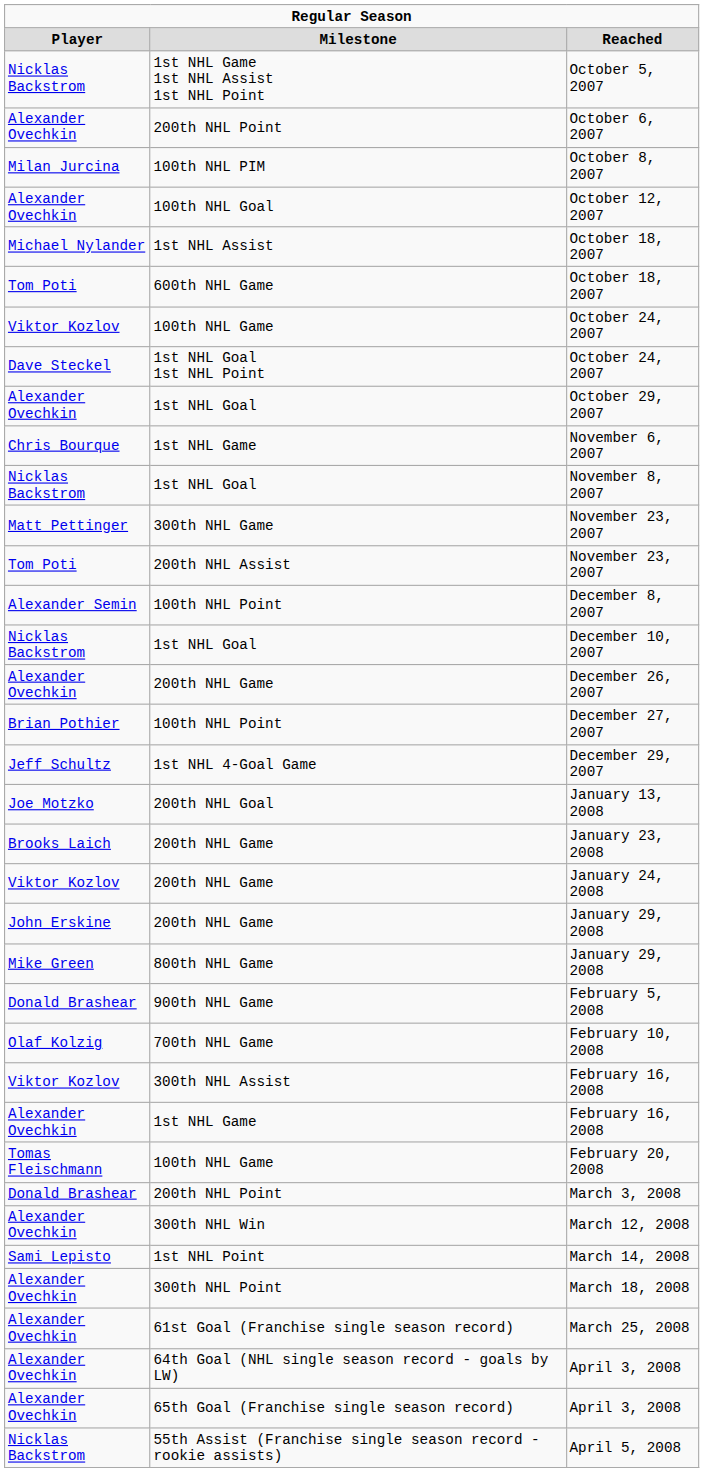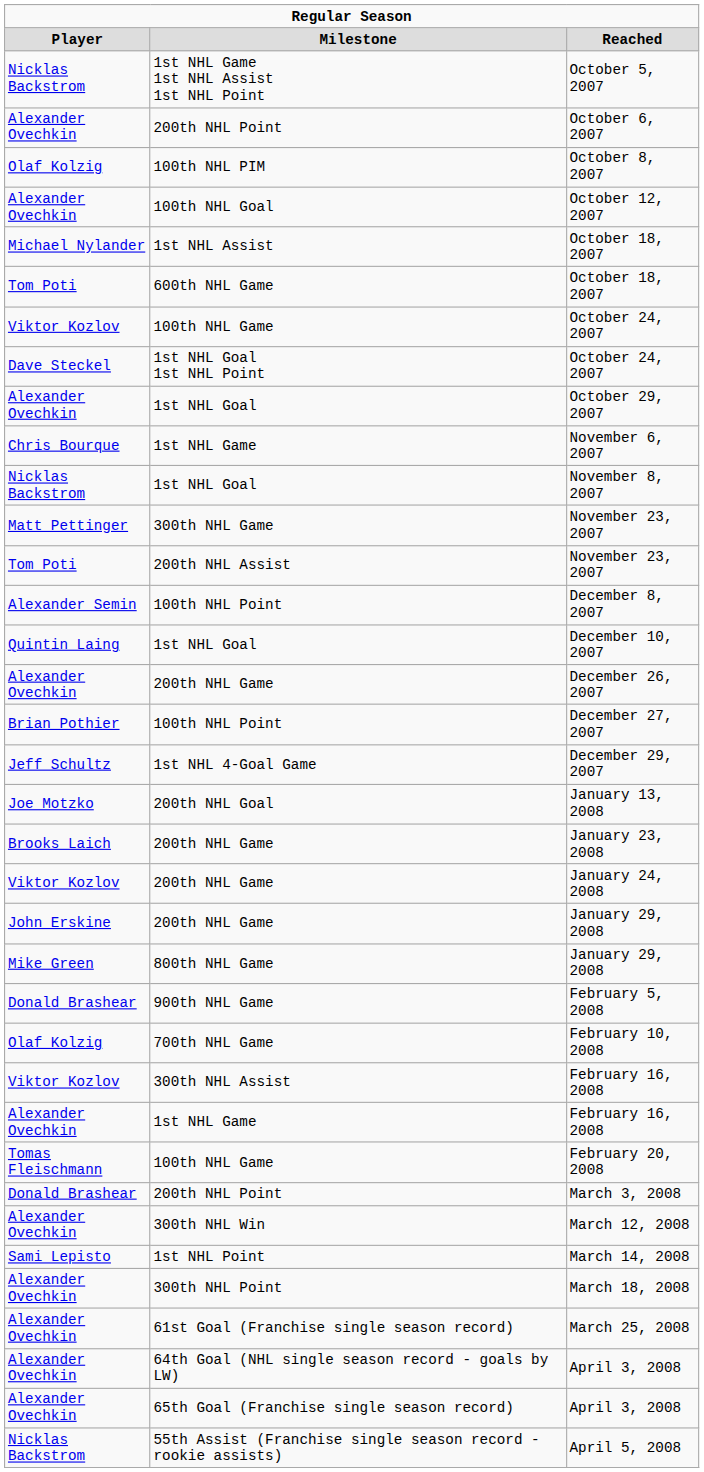(64, 167) Milan Jurcina -> (55, 167) Olaf Kolzig
(47, 645) Nicklas Backstrom -> (64, 645) Quintin Laing
